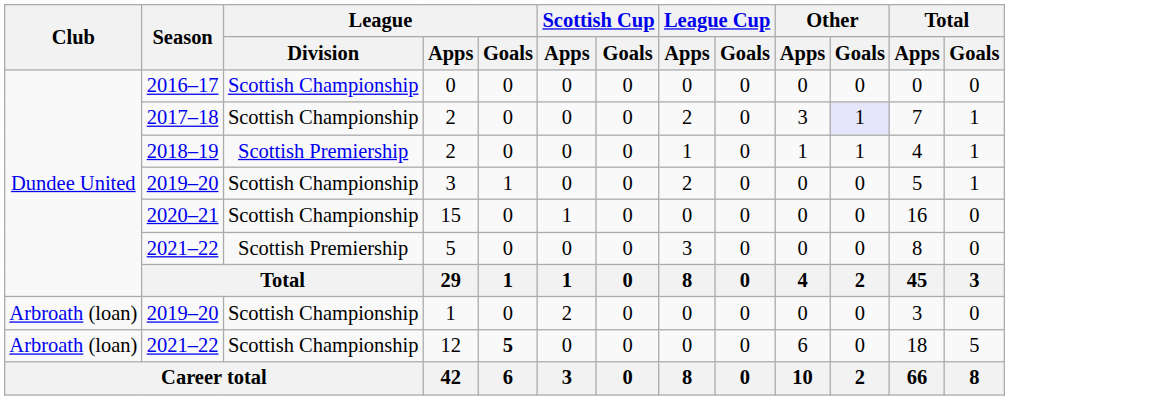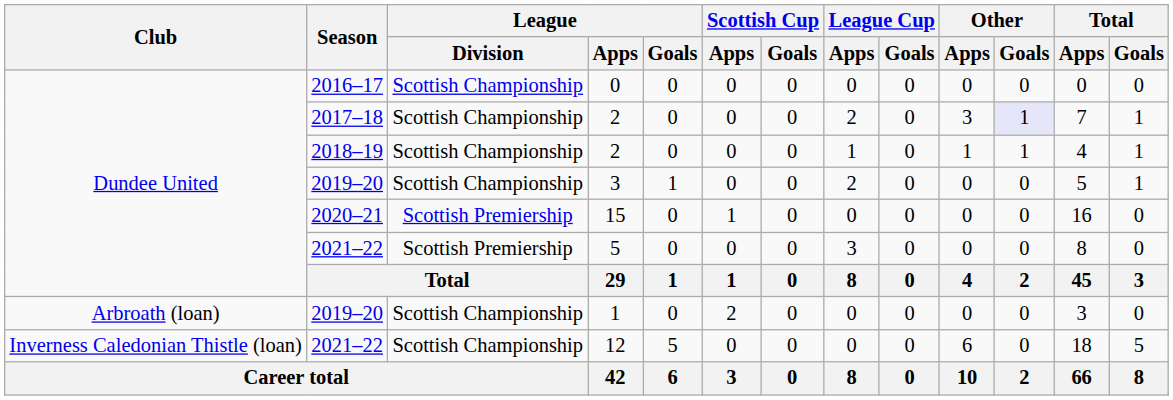(323, 150) Scottish Premiership -> (488, 150) Scottish Championship
(323, 215) Scottish Championship -> (488, 215) Scottish Premiership
(73, 345) Arbroath (loan) -> (156, 345) Inverness Caledonian Thistle (loan)
(508, 345) bold -> (672, 345) normal
